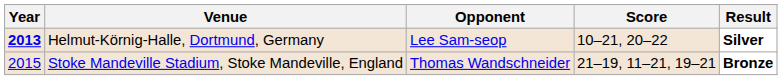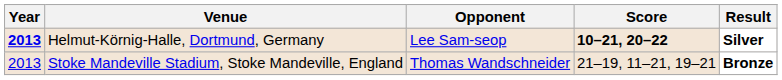(622, 40) normal -> (622, 40) bold
(24, 63) 2015 -> (24, 63) 2013
